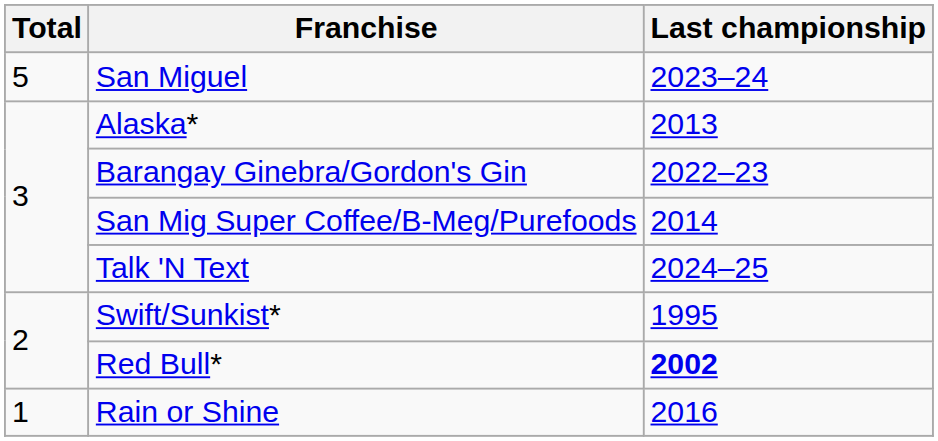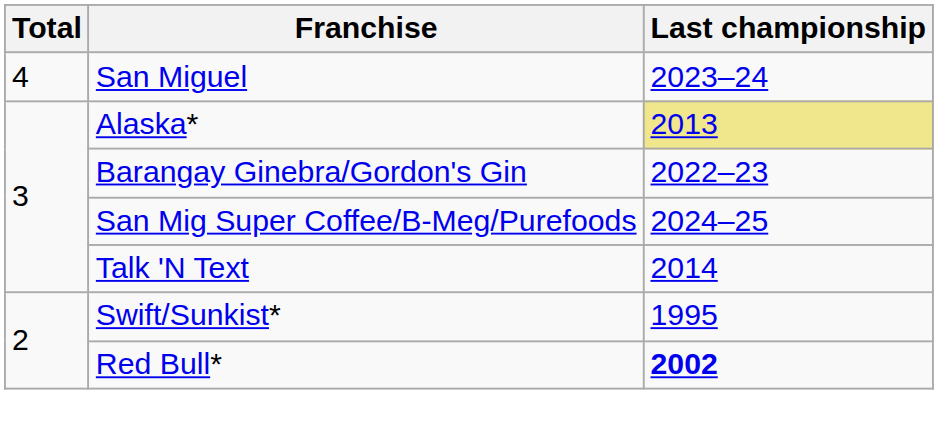(20, 76) 5 -> (20, 76) 4
(684, 124) no background -> (684, 124) khaki background
(684, 220) 2014 -> (709, 220) 2024–25
(709, 268) 2024–25 -> (684, 268) 2014
- row: (187, 412)
